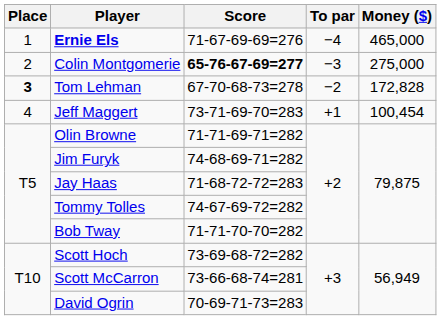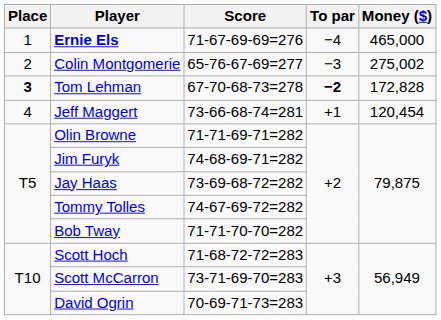(245, 64) bold -> (245, 64) normal
(397, 64) 275,000 -> (397, 64) 275,002
(333, 87) normal -> (333, 87) bold
(245, 111) 73-71-69-70=283 -> (245, 111) 73-66-68-74=281
(397, 111) 100,454 -> (397, 111) 120,454
(245, 183) 71-68-72-72=283 -> (245, 183) 73-69-68-72=282
(245, 254) 73-69-68-72=282 -> (245, 254) 71-68-72-72=283
(245, 278) 73-66-68-74=281 -> (245, 278) 73-71-69-70=283
